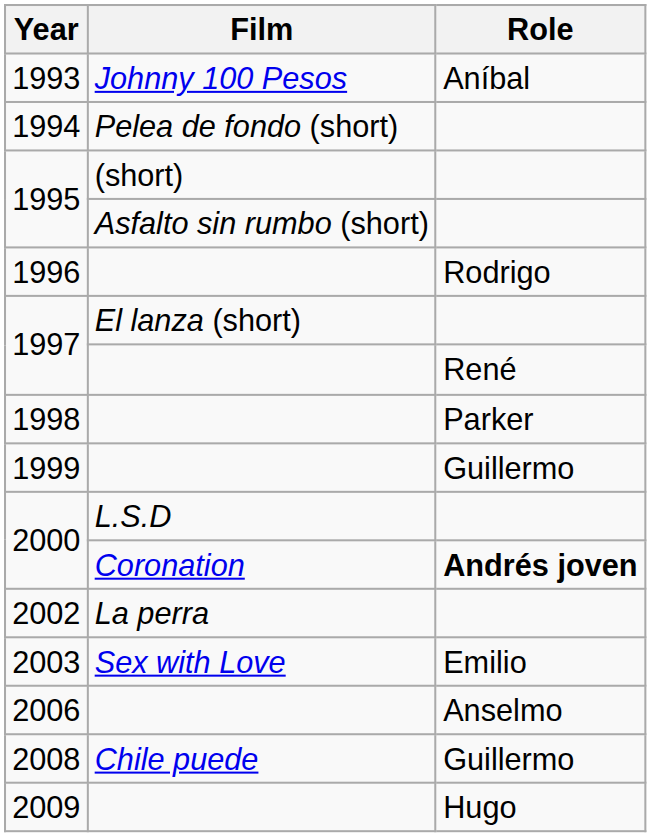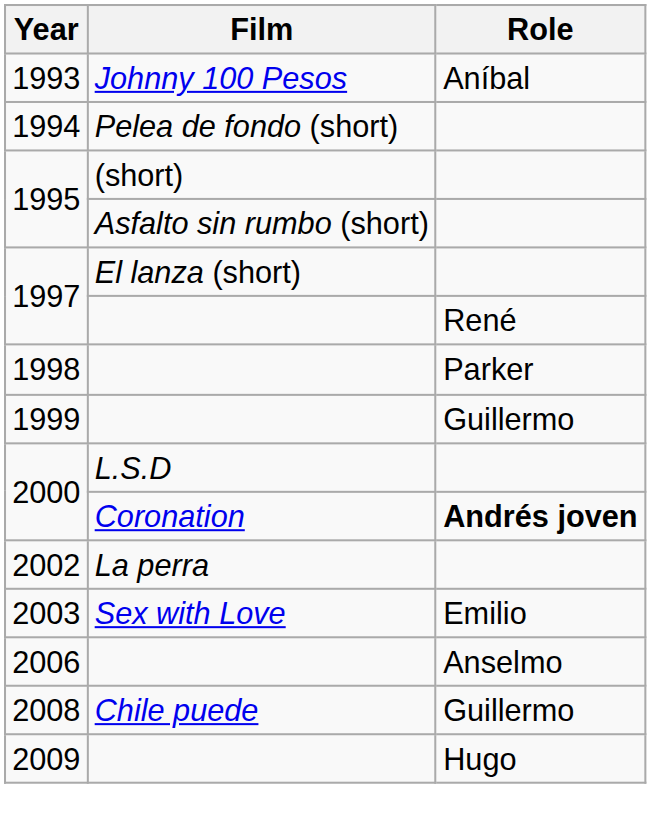- row: (46, 273)
